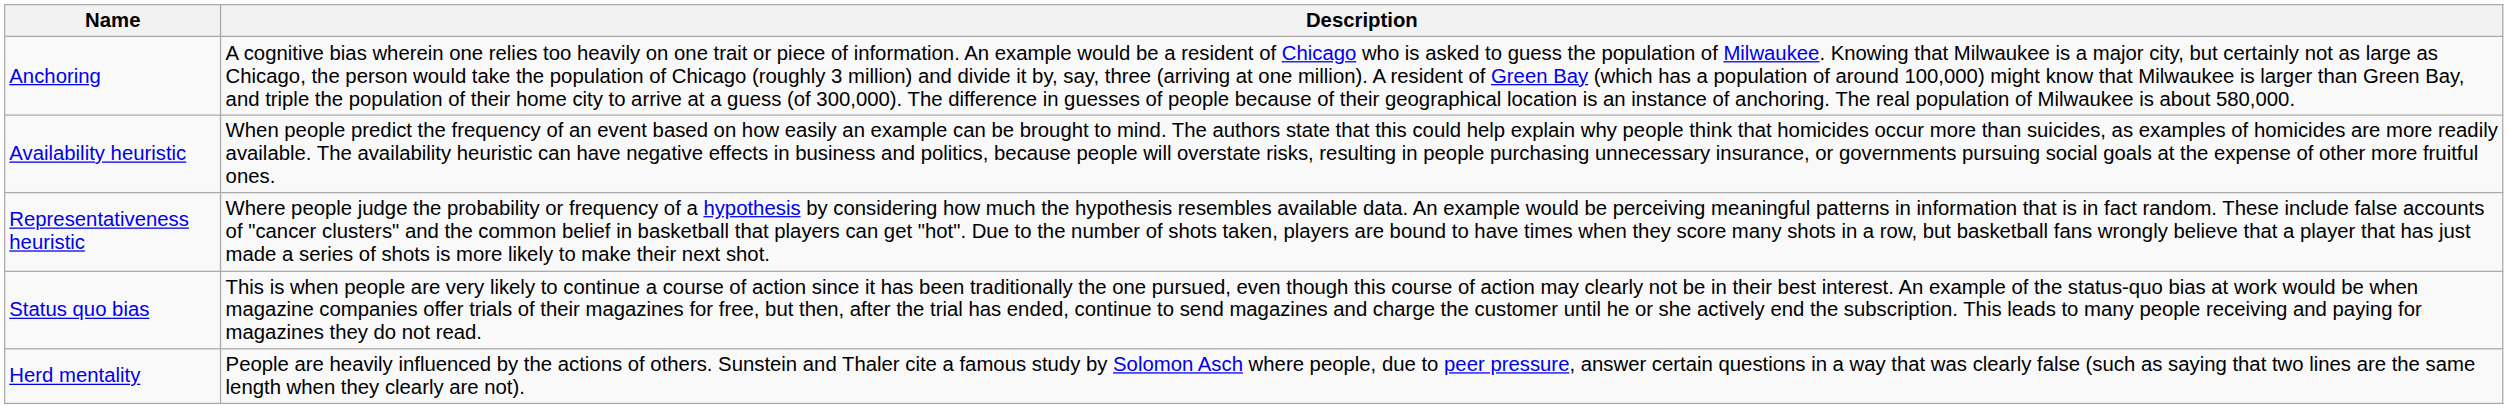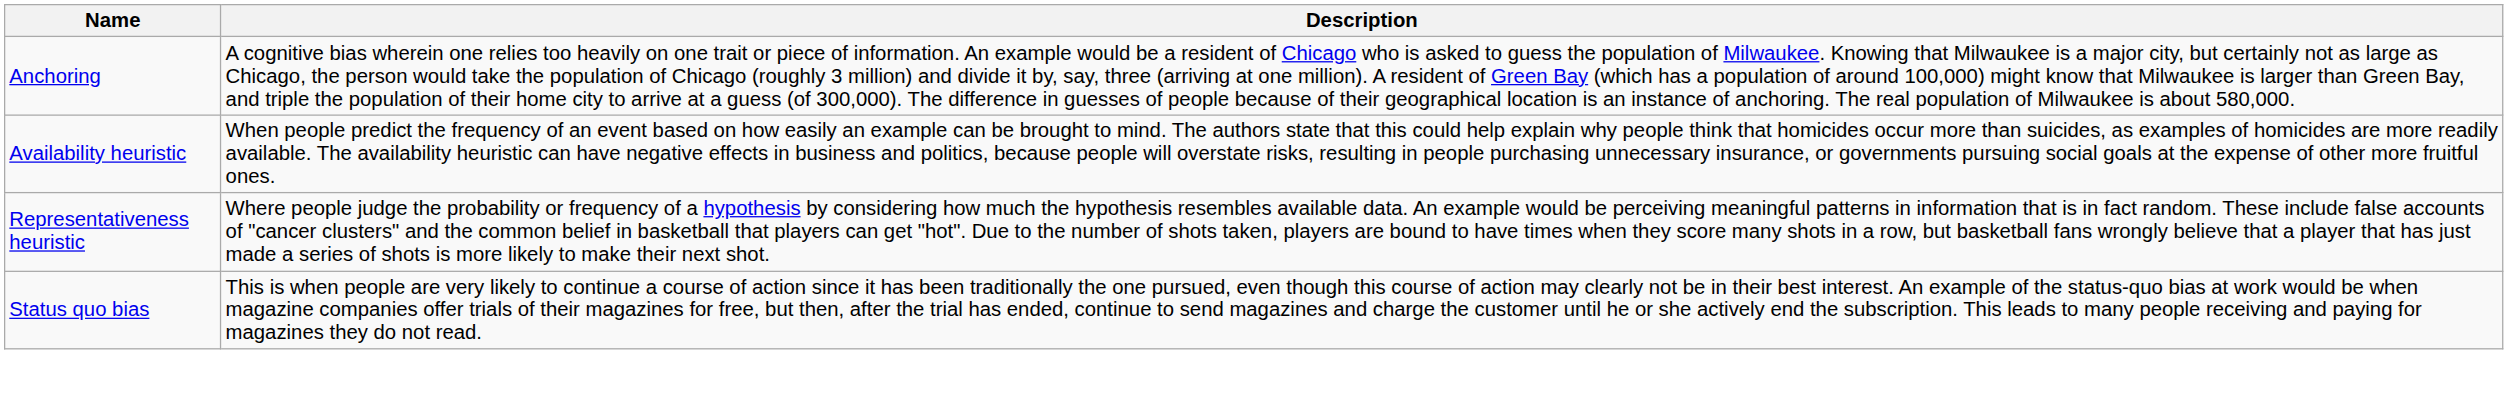- row: (75, 376)
